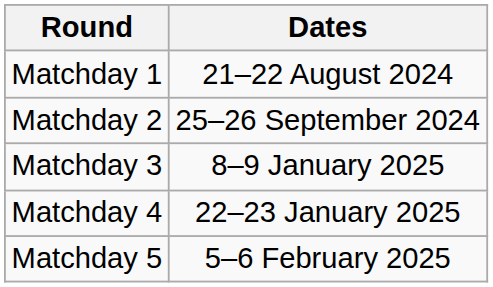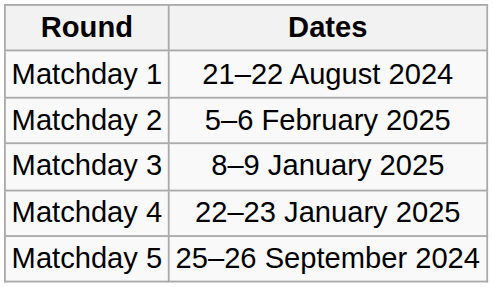(328, 119) 25–26 September 2024 -> (328, 119) 5–6 February 2025
(328, 258) 5–6 February 2025 -> (328, 258) 25–26 September 2024
